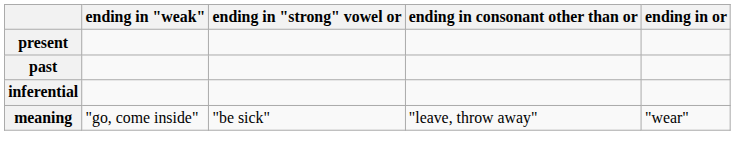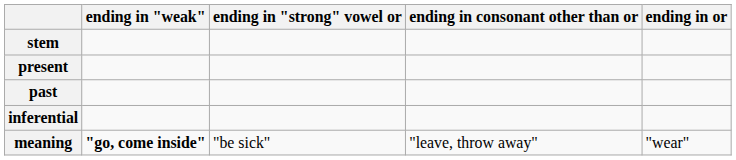+ row: (43, 42)
(142, 117) normal -> (146, 142) bold
